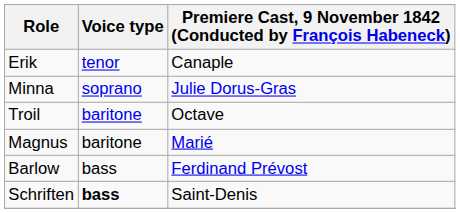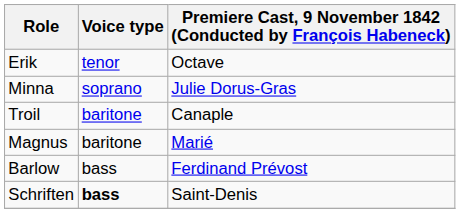(202, 62) Canaple -> (198, 62) Octave
(198, 115) Octave -> (202, 115) Canaple
